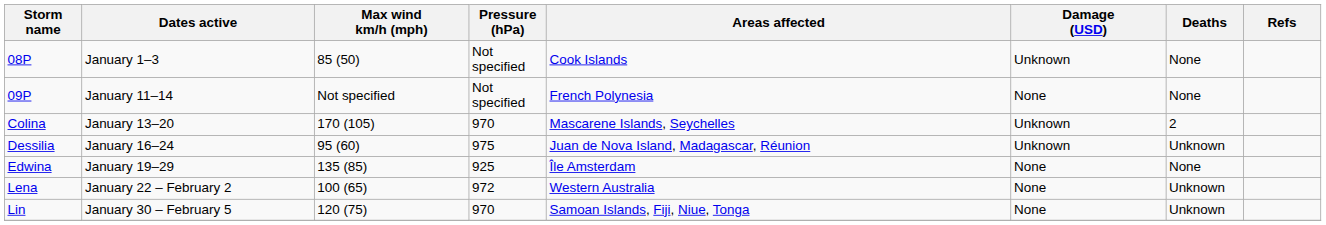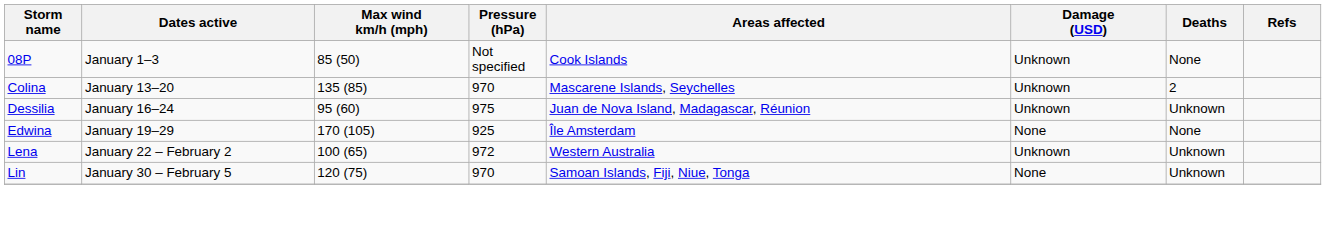- row: (19, 95)
(346, 124) 170 (105) -> (342, 88) 135 (85)
(342, 167) 135 (85) -> (346, 130) 170 (105)
(1030, 188) None -> (1042, 151) Unknown
